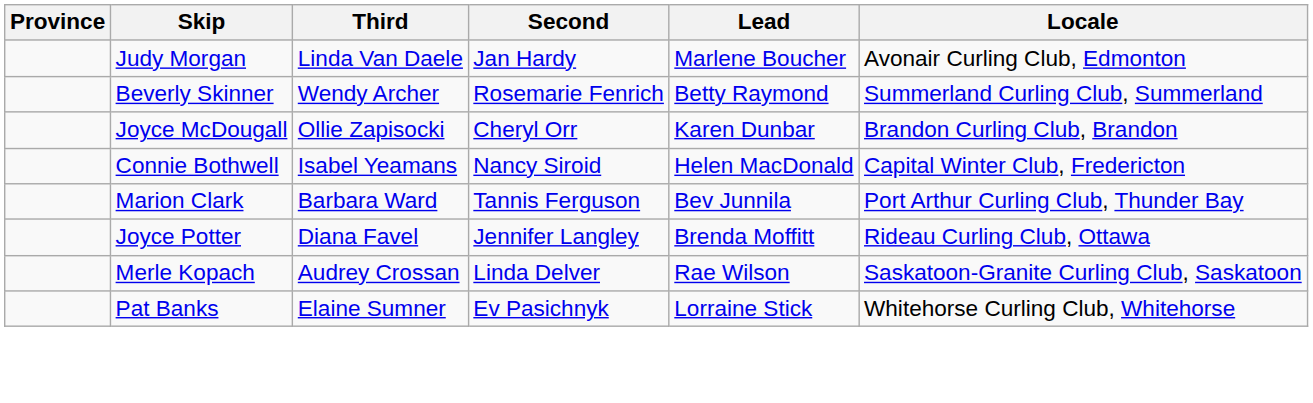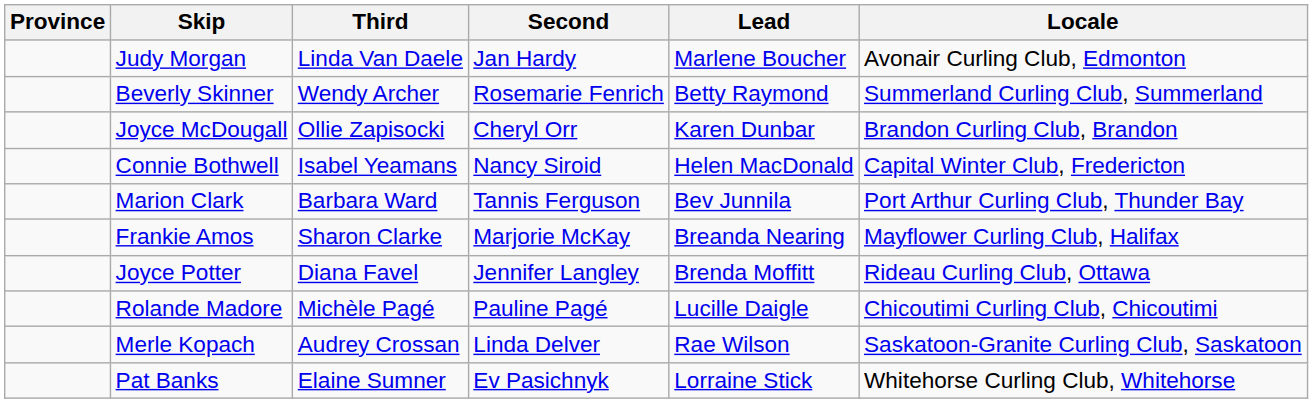+ row: (185, 237)
+ row: (199, 308)
